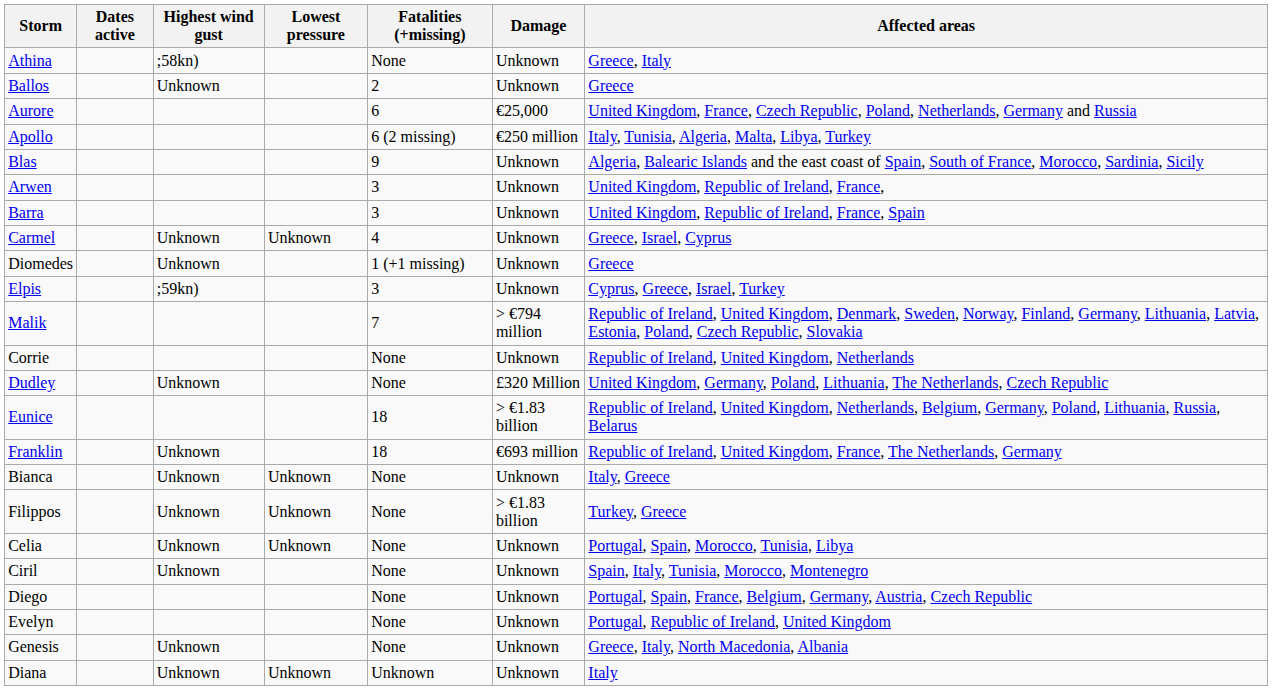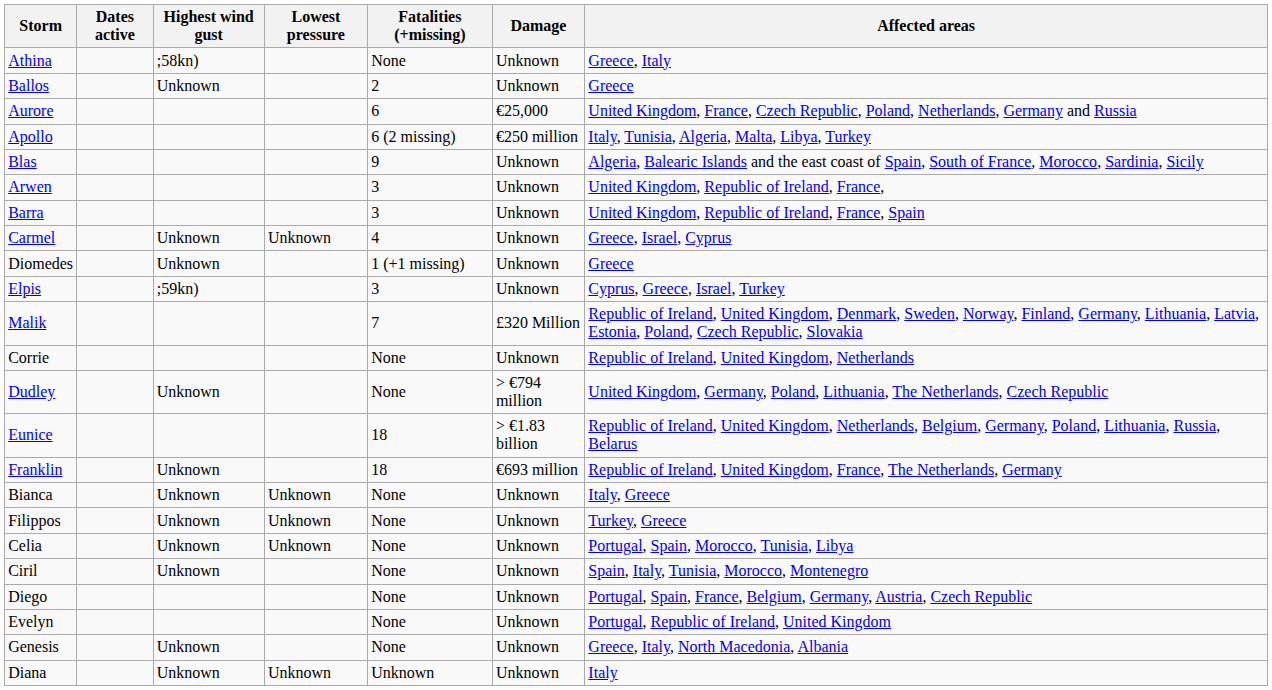(519, 323) > €794 million -> (538, 323) £320 Million
(538, 383) £320 Million -> (519, 392) > €794 million
(520, 511) > €1.83 billion -> (527, 520) Unknown
